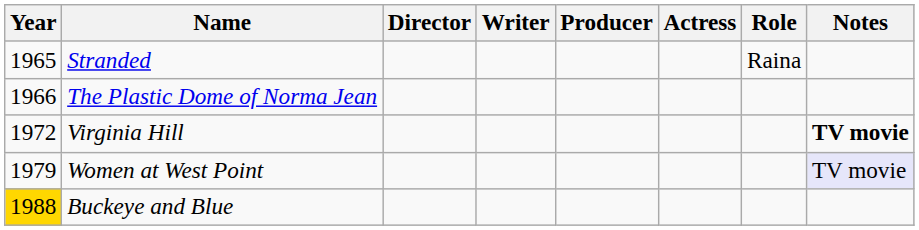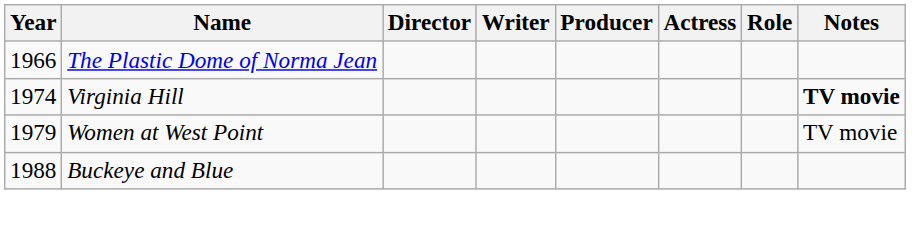- row: (109, 59)
(33, 133) 1972 -> (33, 96) 1974
(859, 170) lavender background -> (850, 133) no background
(33, 206) gold background -> (33, 170) no background
